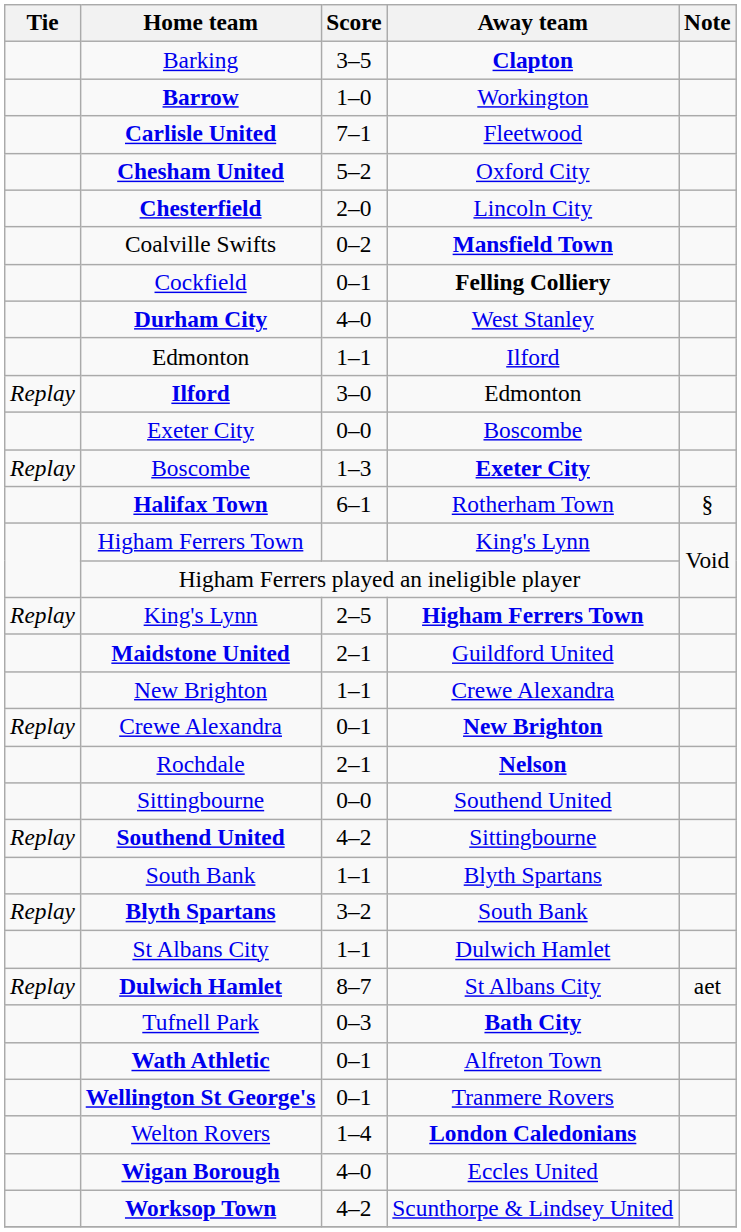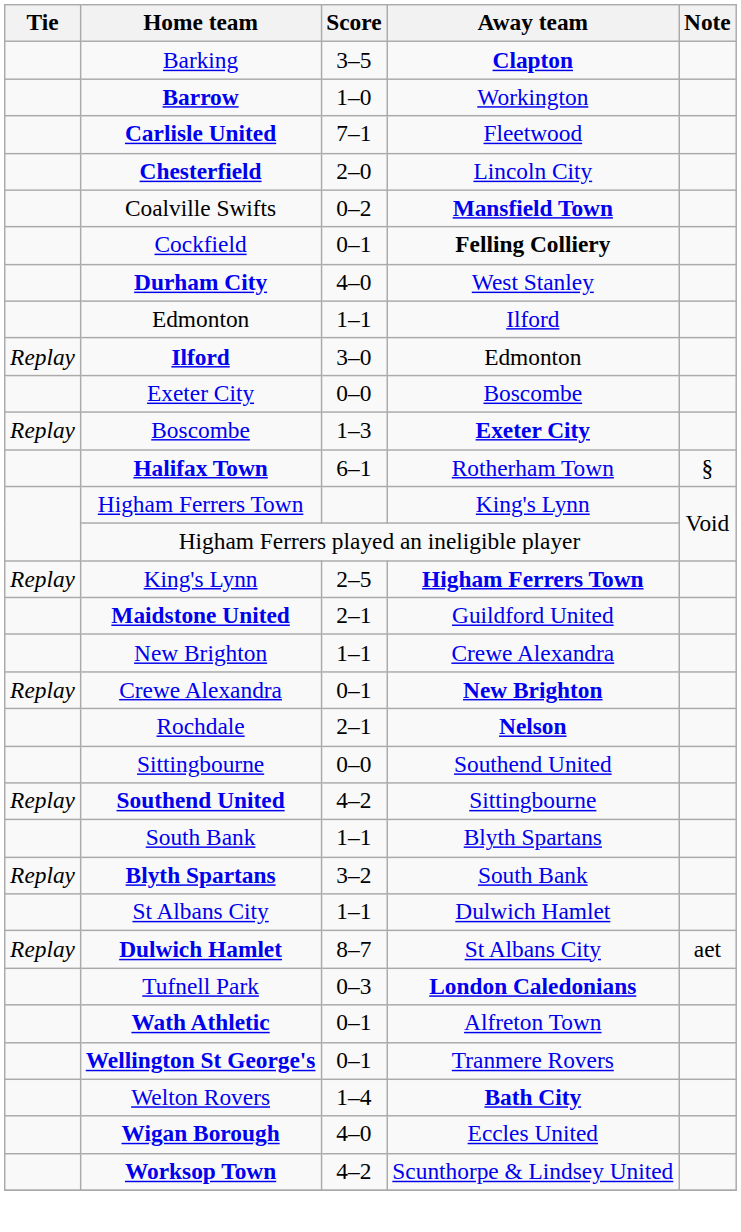- row: (201, 171)
(533, 1023) Bath City -> (533, 986) London Caledonians
(533, 1134) London Caledonians -> (533, 1097) Bath City
